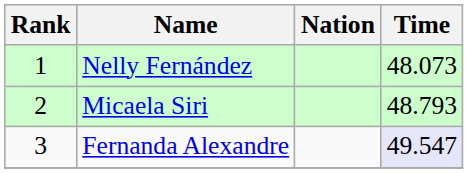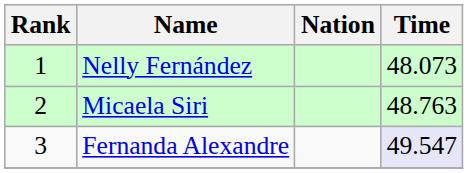(422, 106) 48.793 -> (422, 106) 48.763
